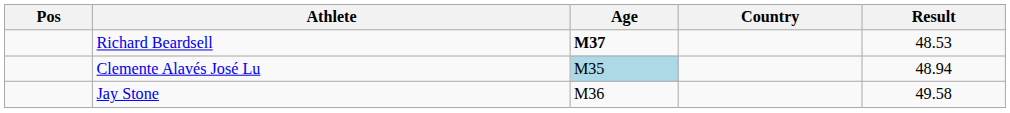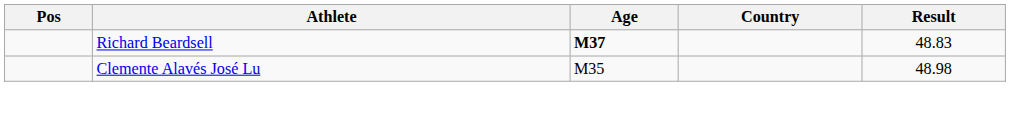(934, 42) 48.53 -> (934, 42) 48.83
(589, 68) lightblue background -> (589, 68) no background
(934, 68) 48.94 -> (934, 68) 48.98
- row: (128, 94)
